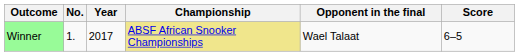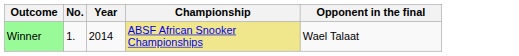- column: (478, 13)
(101, 36) 2017 -> (101, 36) 2014
